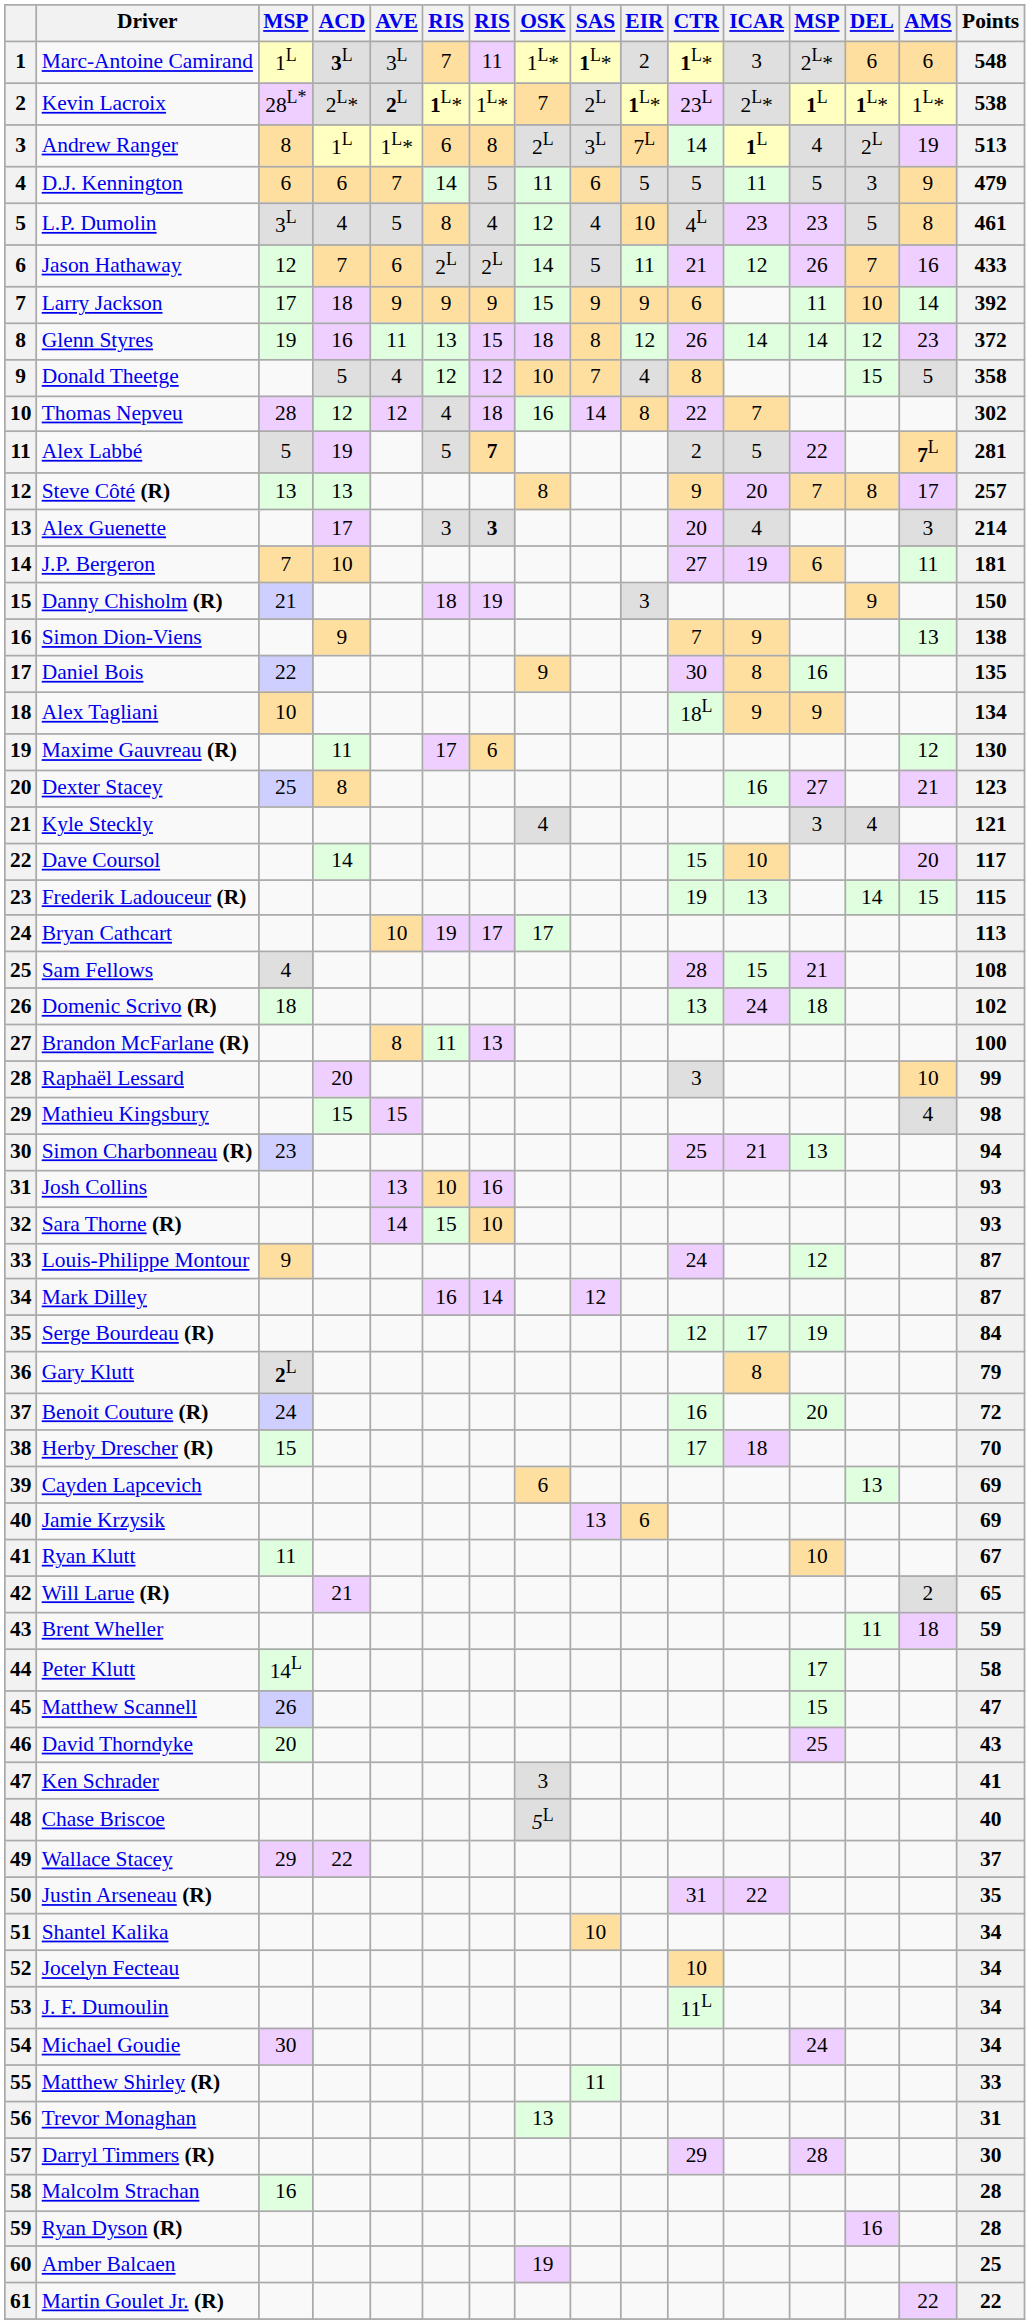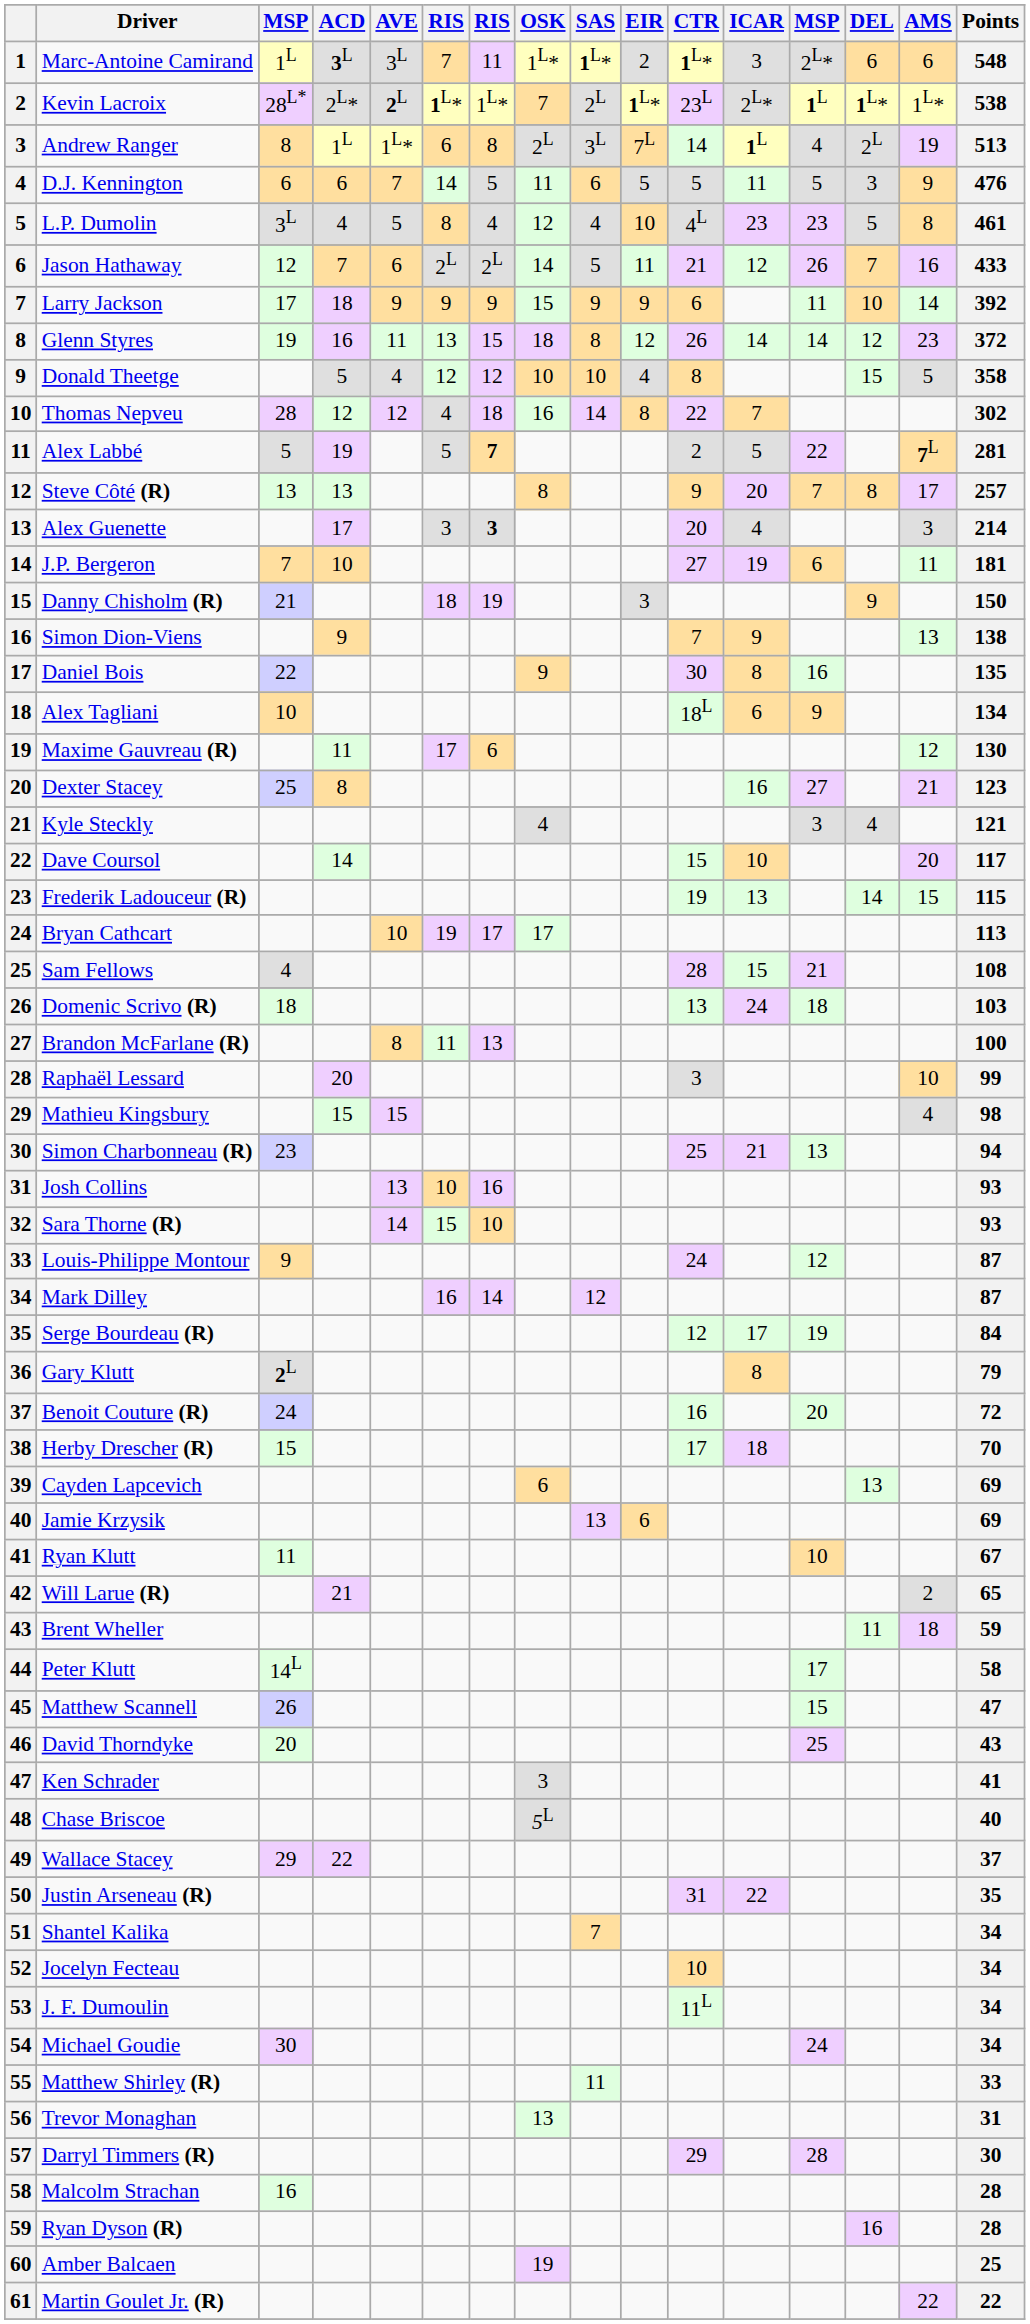(991, 184) 479 -> (991, 184) 476
(595, 377) 7 -> (595, 377) 10
(757, 712) 9 -> (757, 712) 6
(991, 1006) 102 -> (991, 1006) 103
(595, 1932) 10 -> (595, 1932) 7
